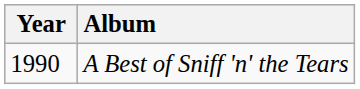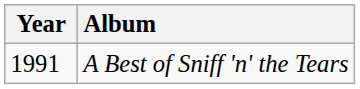(35, 63) 1990 -> (35, 63) 1991
